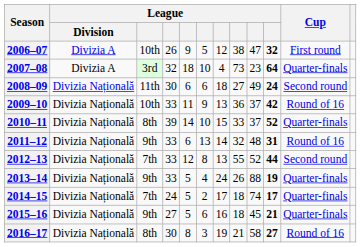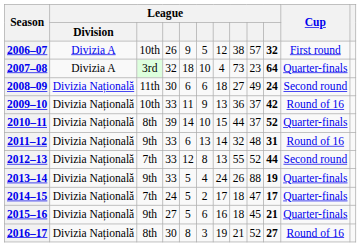(255, 50) 47 -> (255, 50) 57
(238, 123) 33 -> (238, 123) 44
(255, 196) 74 -> (255, 196) 47
(255, 232) 58 -> (255, 232) 52
